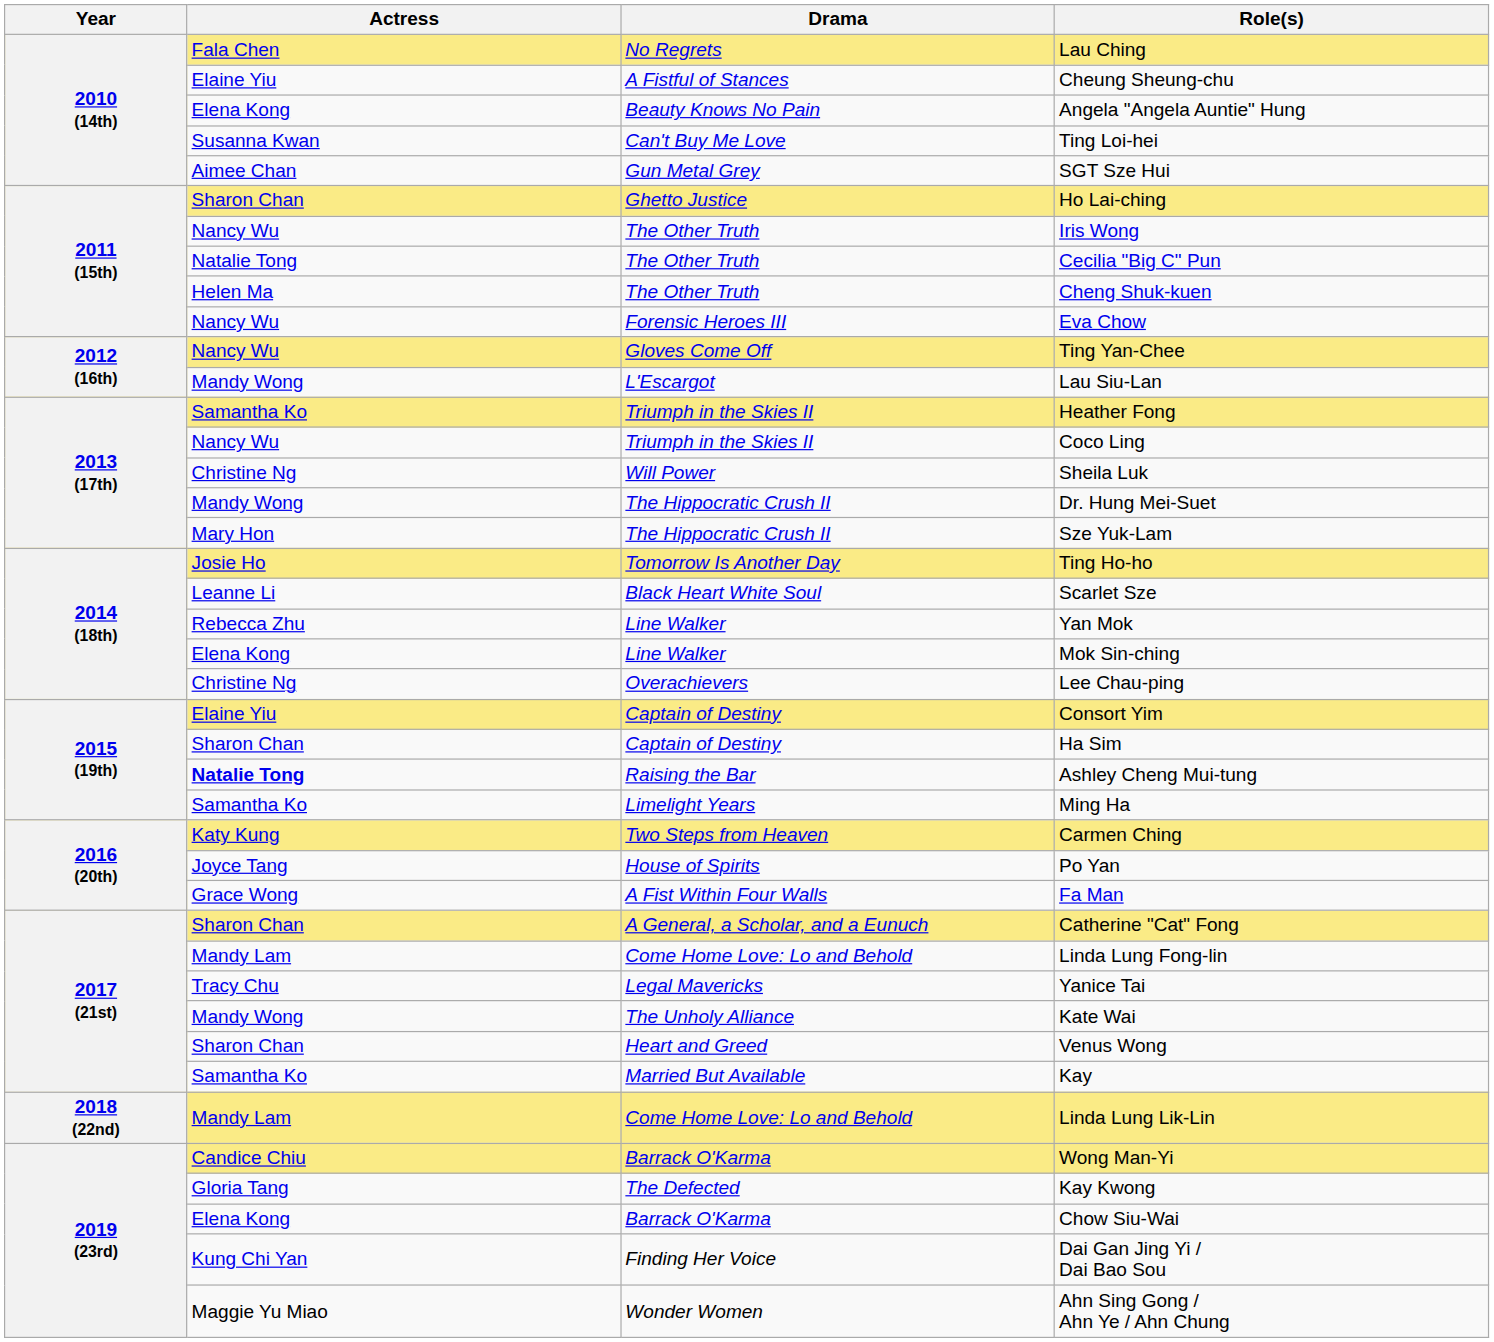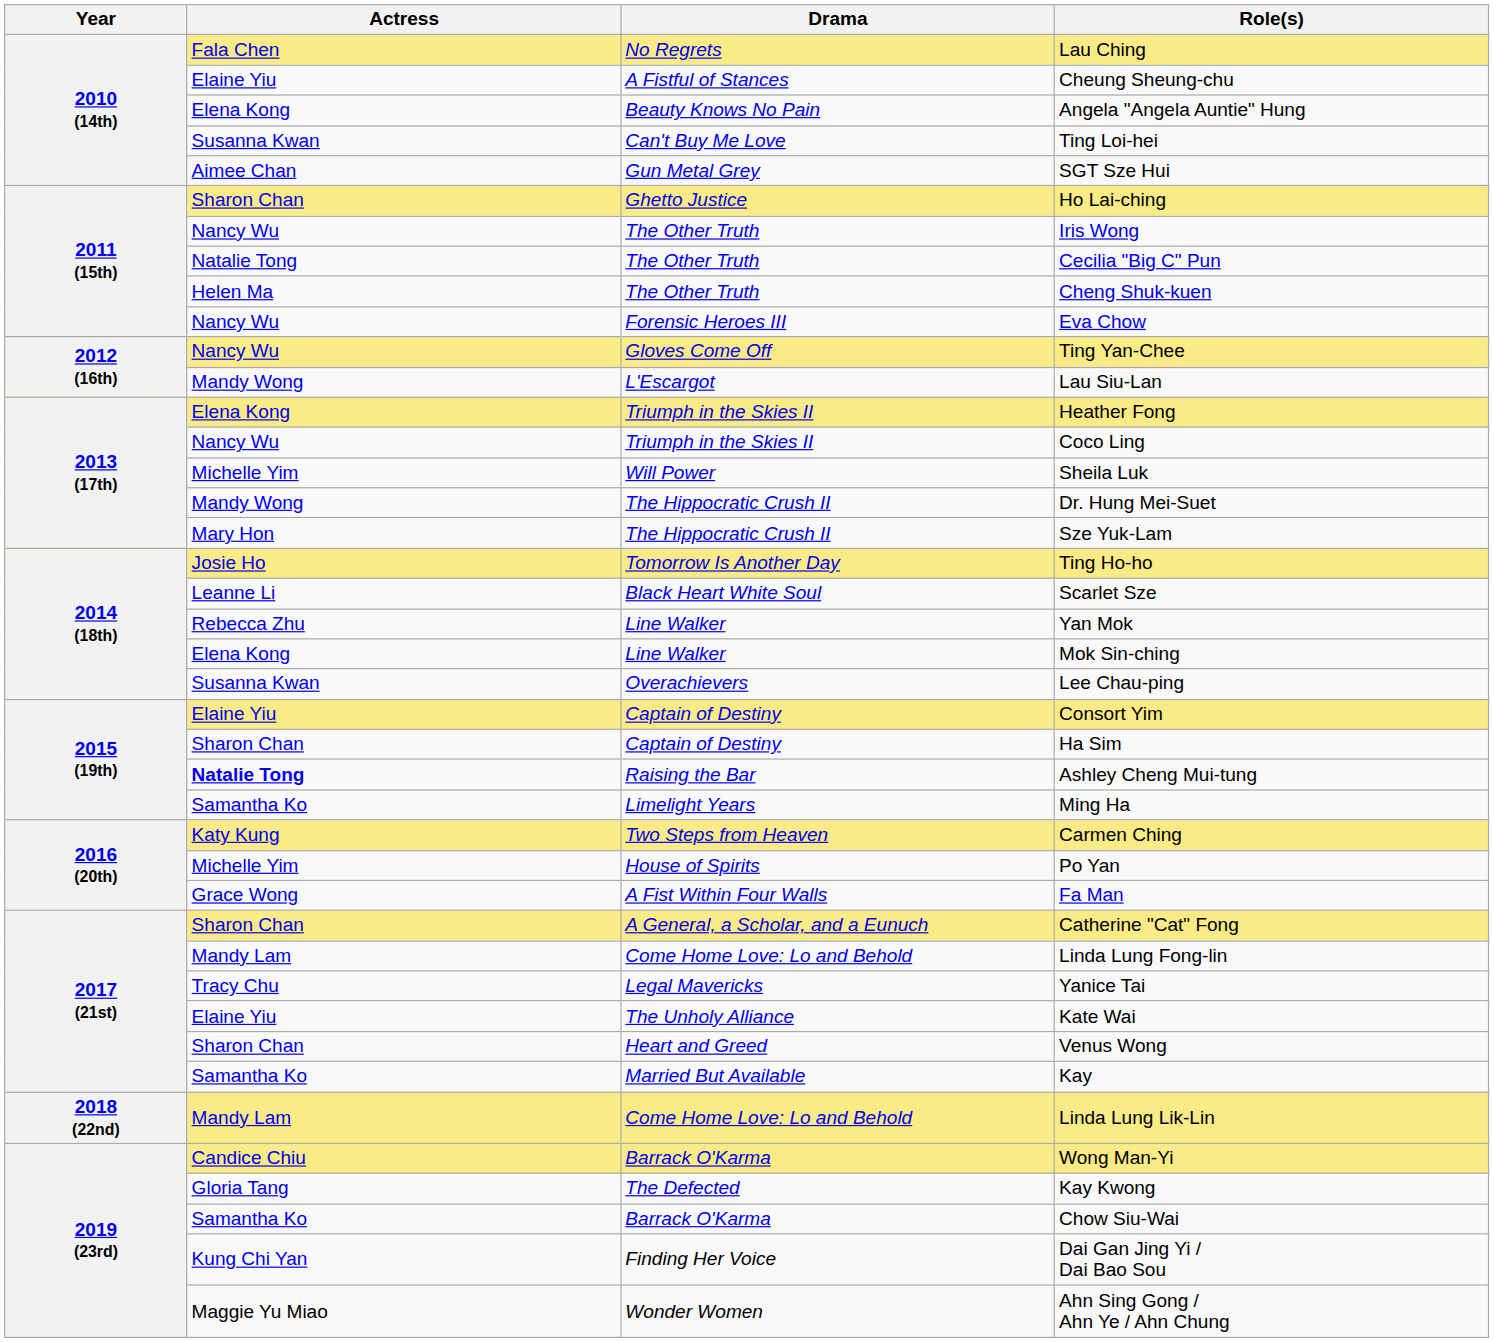(249, 412) Samantha Ko -> (241, 412) Elena Kong
(244, 472) Christine Ng -> (245, 472) Michelle Yim
(244, 683) Christine Ng -> (256, 683) Susanna Kwan
(240, 865) Joyce Tang -> (245, 865) Michelle Yim
(248, 1016) Mandy Wong -> (234, 1016) Elaine Yiu
(241, 1218) Elena Kong -> (249, 1218) Samantha Ko
